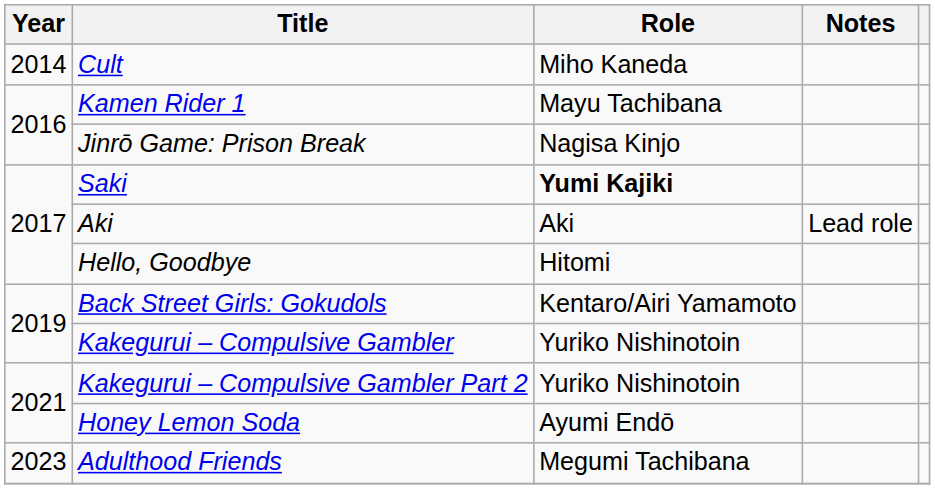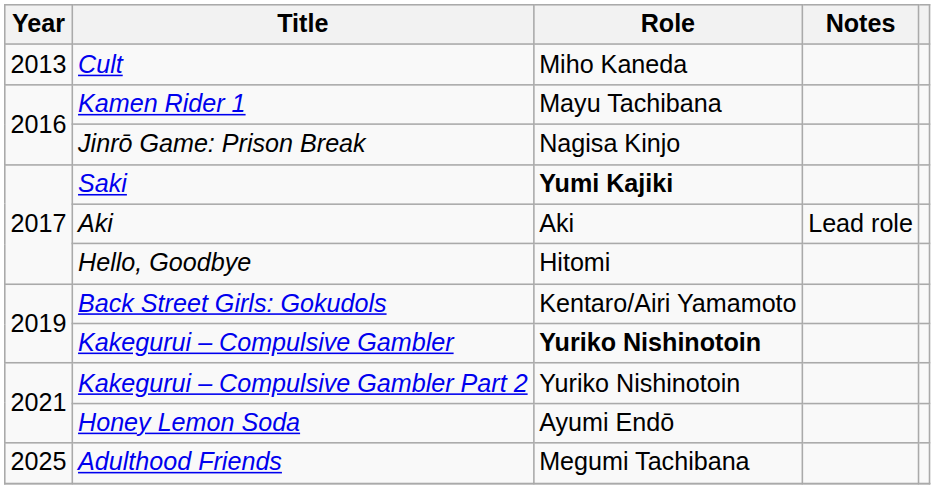(39, 64) 2014 -> (39, 64) 2013
(640, 343) normal -> (650, 343) bold
(39, 462) 2023 -> (39, 462) 2025
